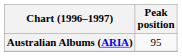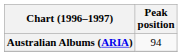(156, 42) 95 -> (156, 42) 94
